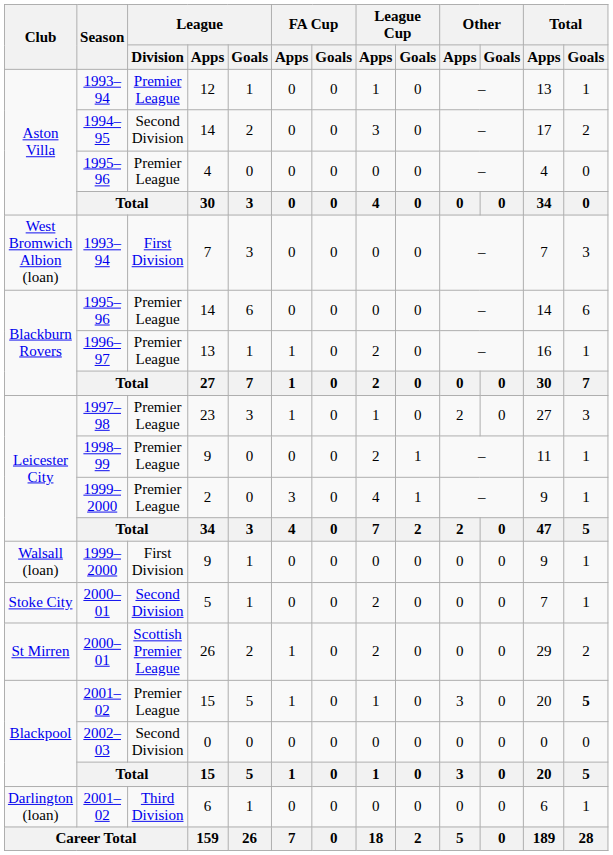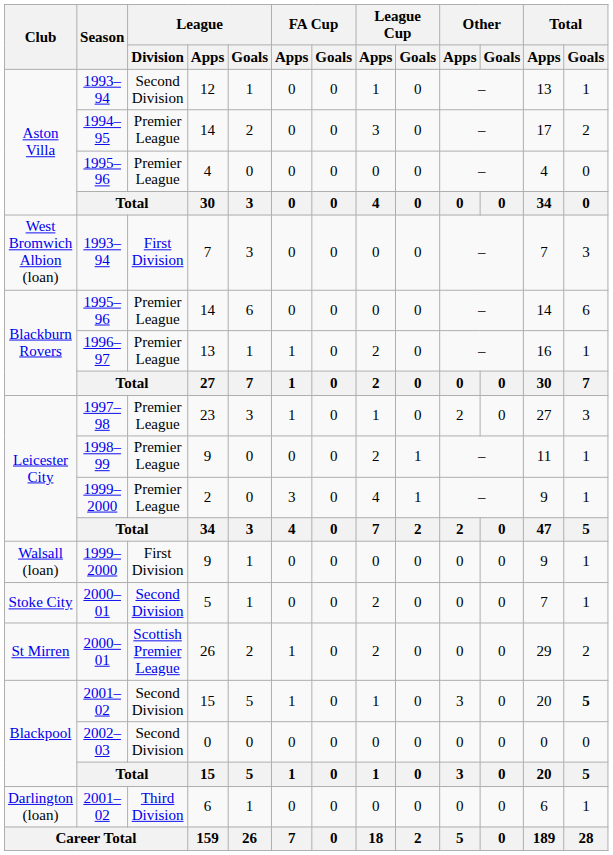(158, 89) Premier League -> (158, 89) Second Division
(158, 130) Second Division -> (158, 130) Premier League
(158, 701) Premier League -> (158, 701) Second Division
